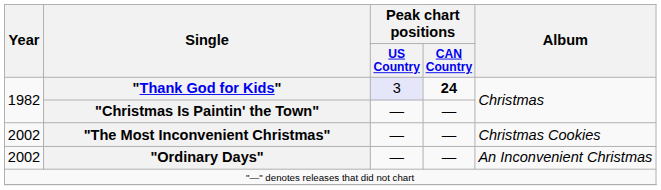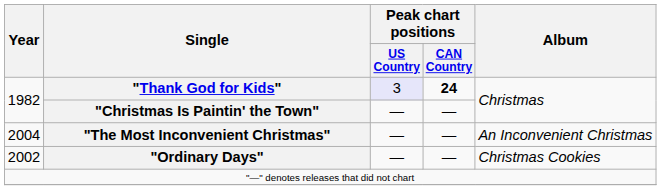(24, 134) 2002 -> (24, 134) 2004
(539, 134) Christmas Cookies -> (565, 134) An Inconvenient Christmas
(565, 157) An Inconvenient Christmas -> (539, 157) Christmas Cookies
